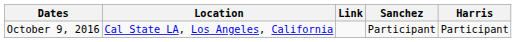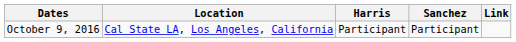columns swapped: (475, 13) <-> (351, 13)
